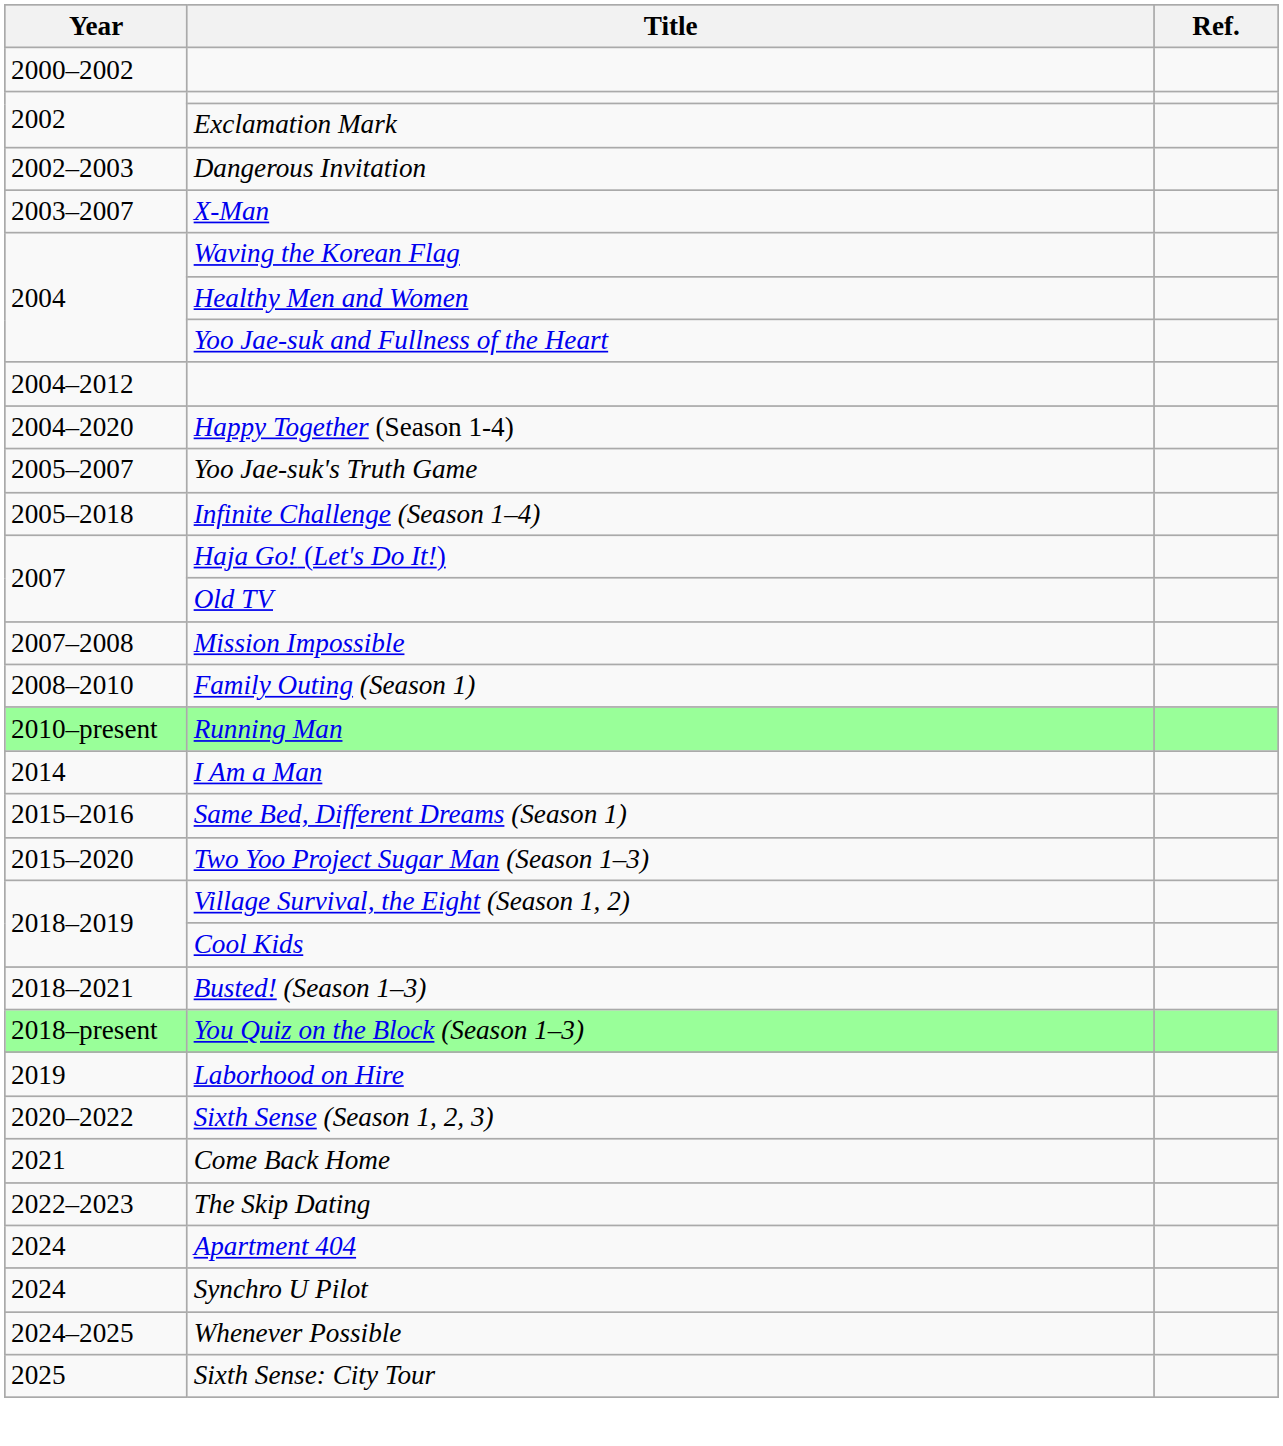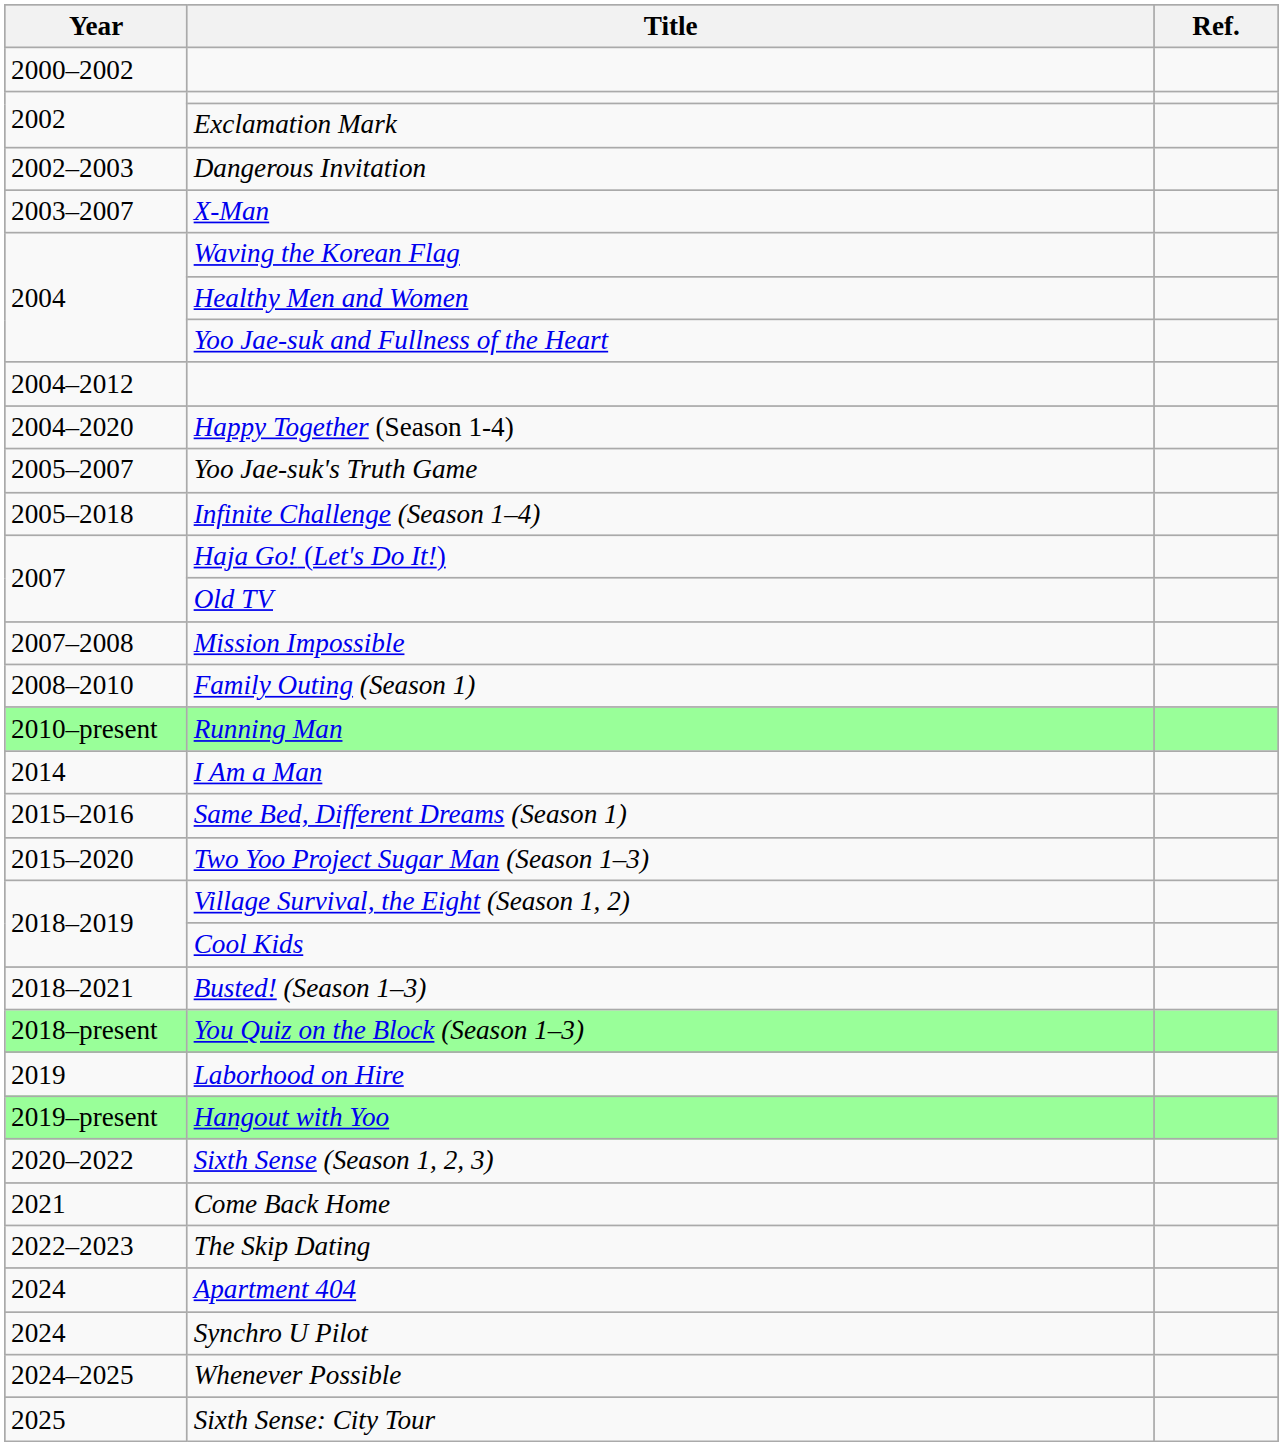+ row: (84, 1117)
